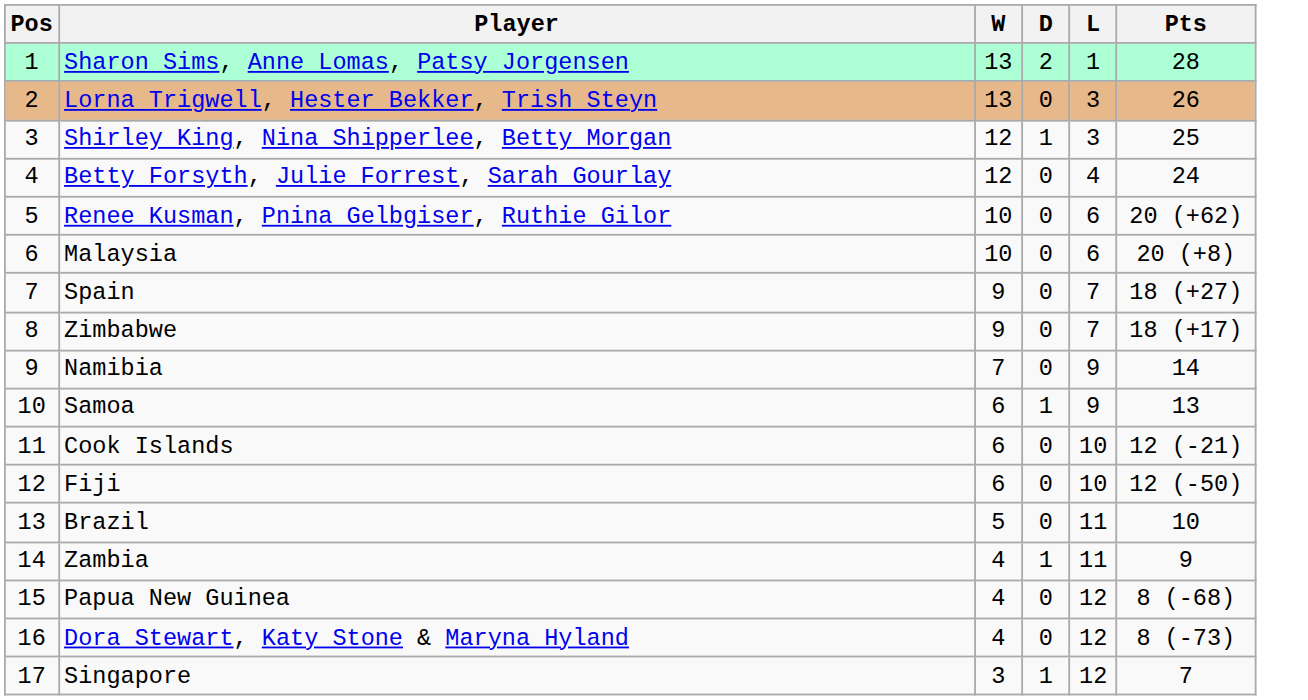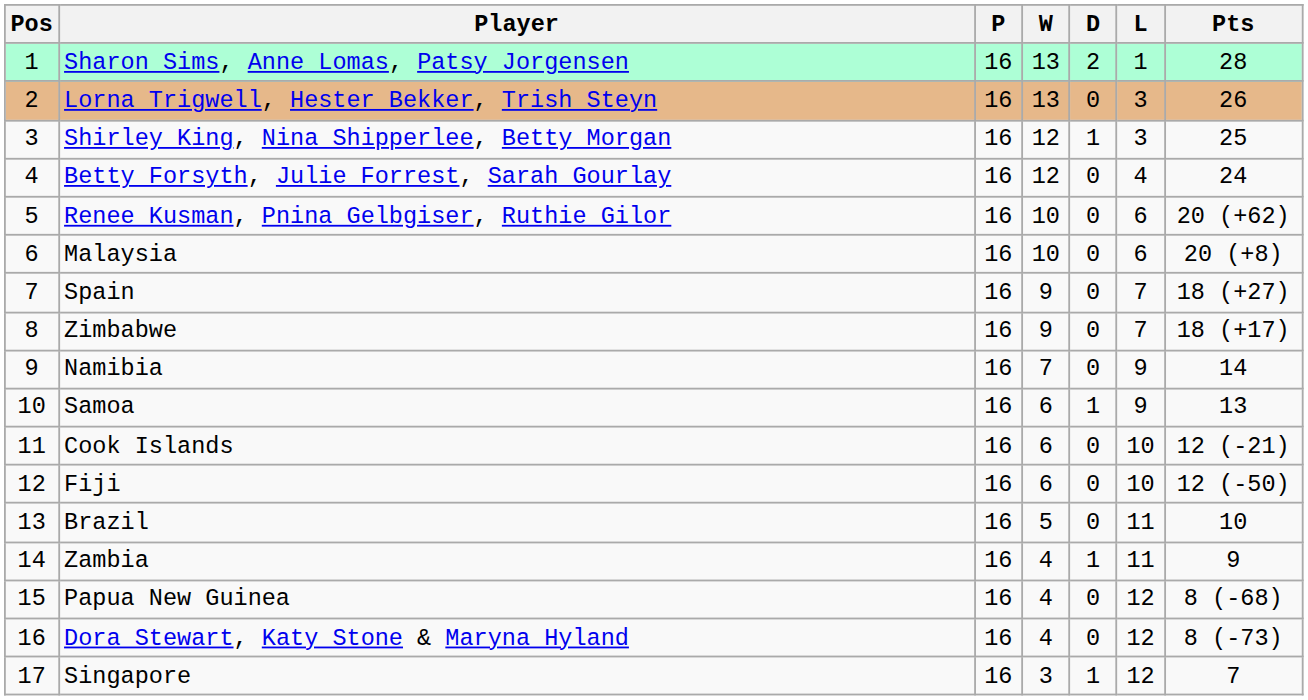+ column: (998, 24)
